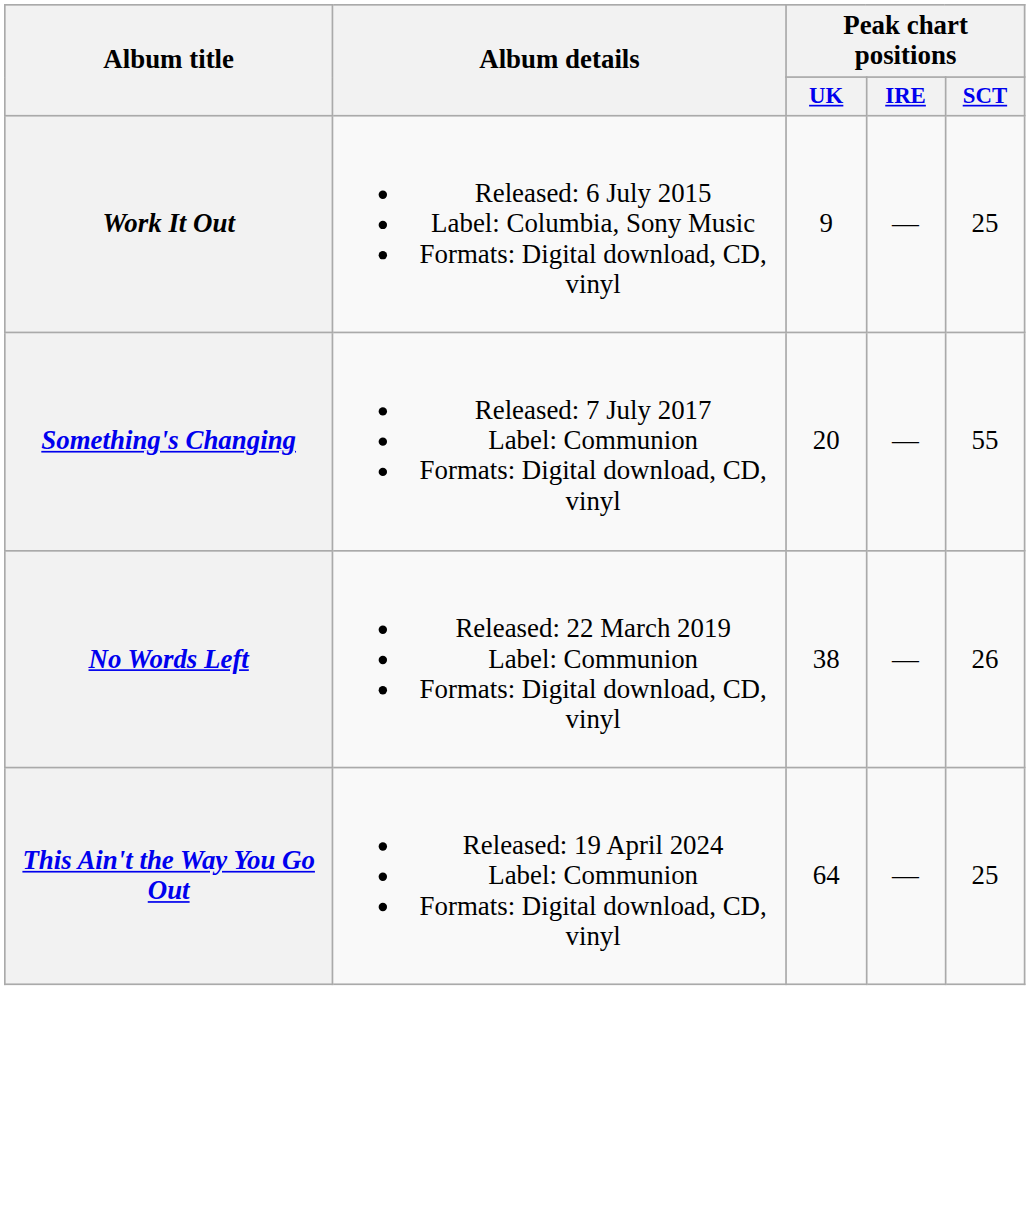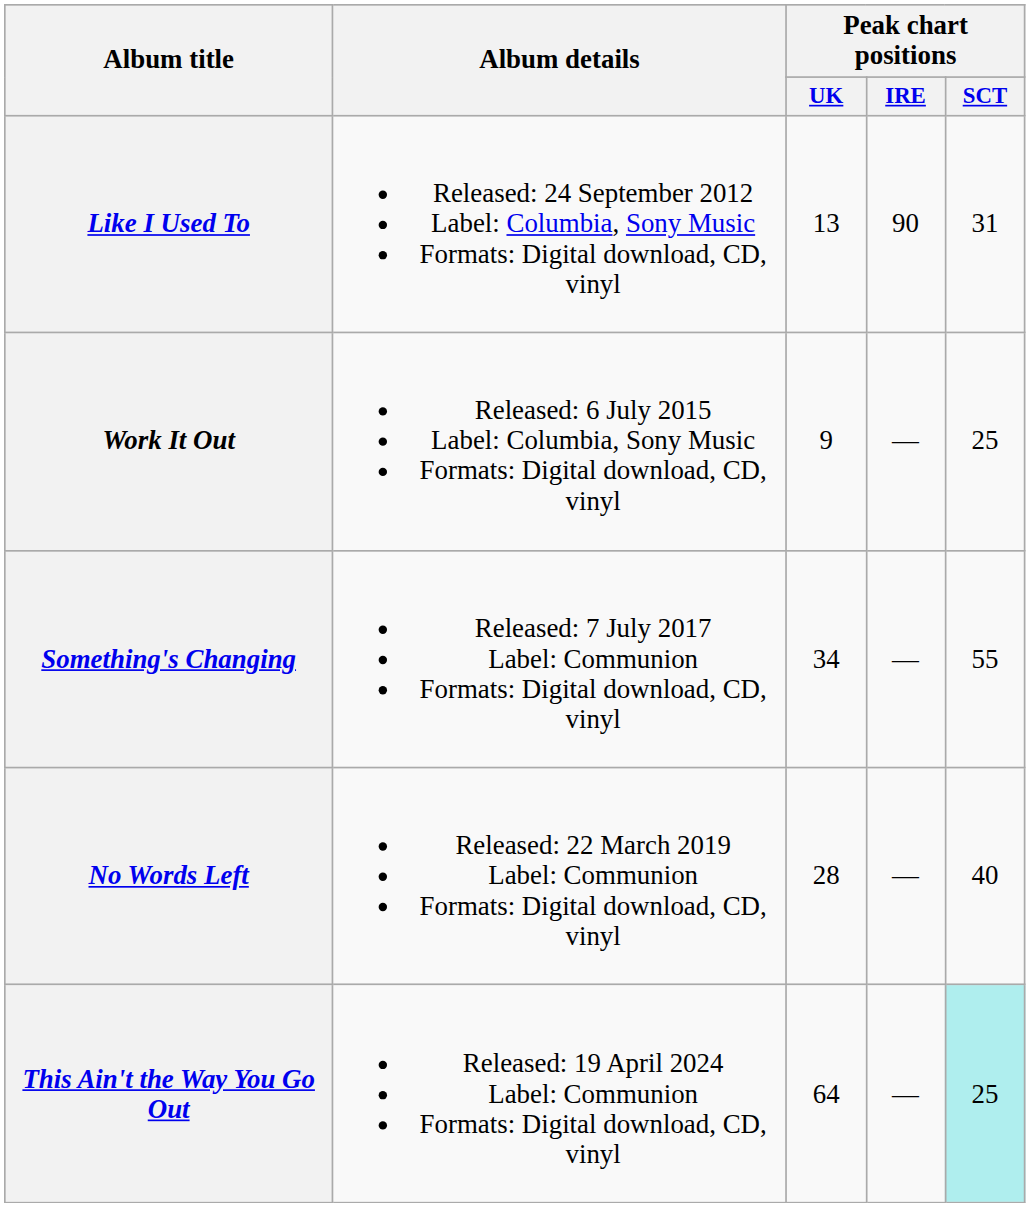+ row: (169, 223)
(826, 441) 20 -> (826, 658) 34
(826, 658) 38 -> (826, 875) 28
(985, 658) 26 -> (985, 875) 40
(985, 875) no background -> (985, 1093) paleturquoise background
